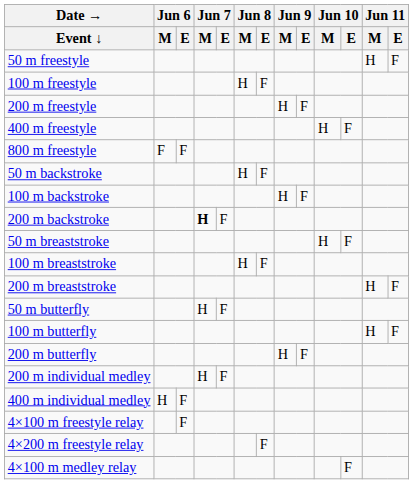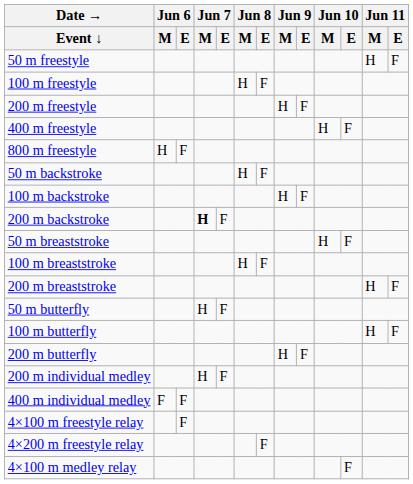(161, 151) F -> (162, 151) H
(162, 399) H -> (161, 399) F
